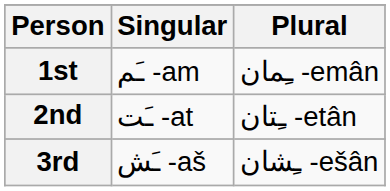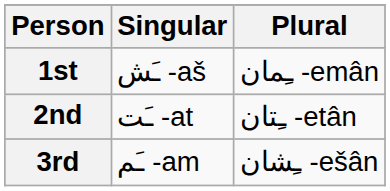(158, 71) ـَم -am -> (162, 71) ـَش -aš
(162, 162) ـَش -aš -> (158, 162) ـَم -am
